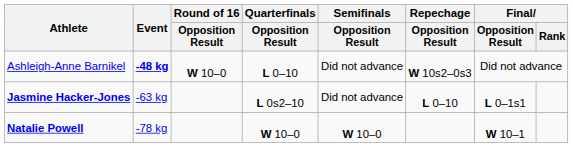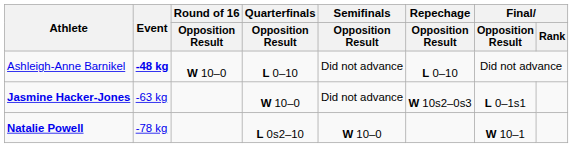(440, 73) W 10s2–0s3 -> (440, 73) L 0–10
(280, 104) L 0s2–10 -> (280, 104) W 10–0
(440, 104) L 0–10 -> (440, 104) W 10s2–0s3
(280, 134) W 10–0 -> (280, 134) L 0s2–10
